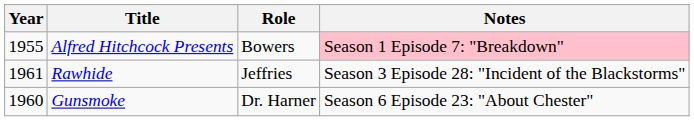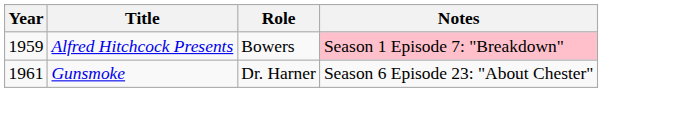(26, 45) 1955 -> (26, 45) 1959
- row: (82, 73)
(26, 101) 1960 -> (26, 73) 1961
